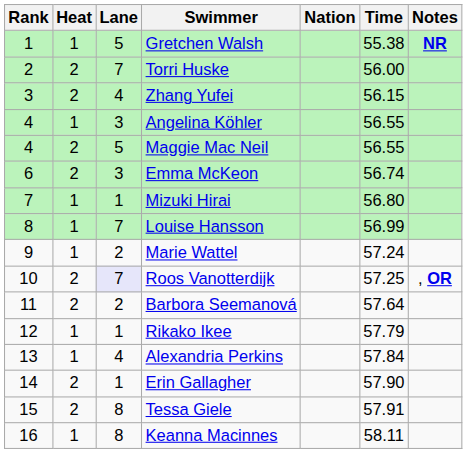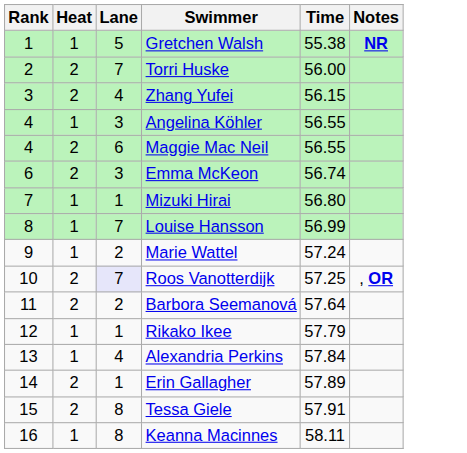- column: (330, 17)
(119, 148) 5 -> (119, 148) 6
(384, 383) 57.90 -> (325, 383) 57.89
